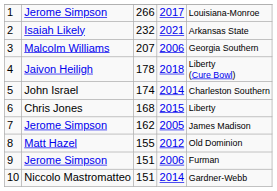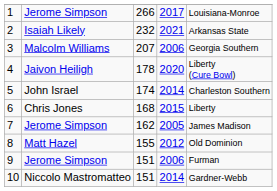(172, 69) 2018 -> (172, 69) 2020
